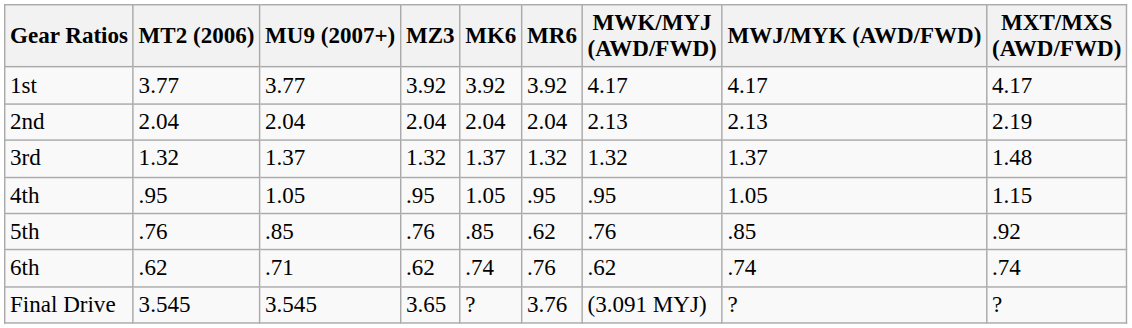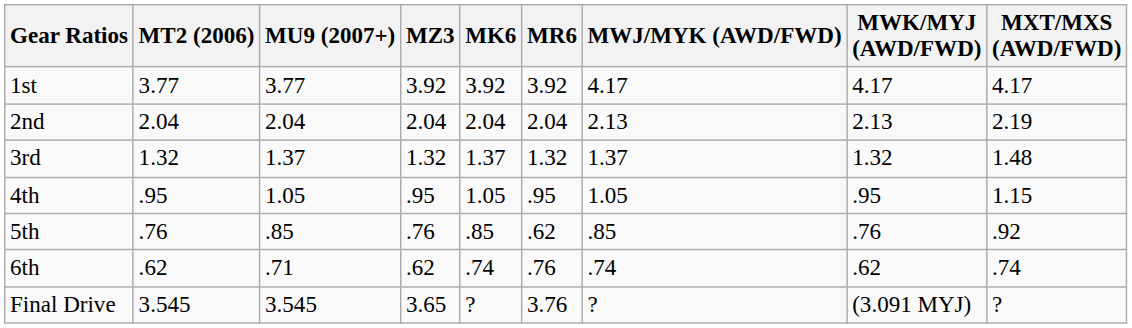columns swapped: (854, 35) <-> (652, 35)
